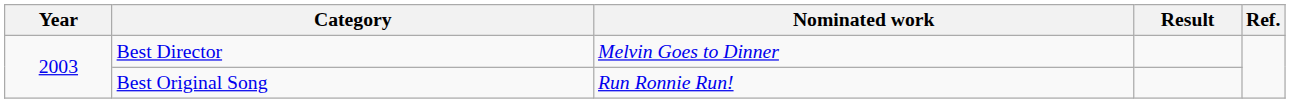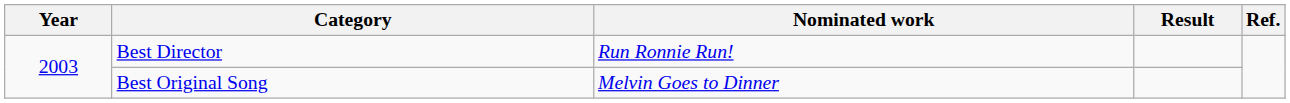(688, 51) Melvin Goes to Dinner -> (666, 51) Run Ronnie Run!
(666, 82) Run Ronnie Run! -> (688, 82) Melvin Goes to Dinner
